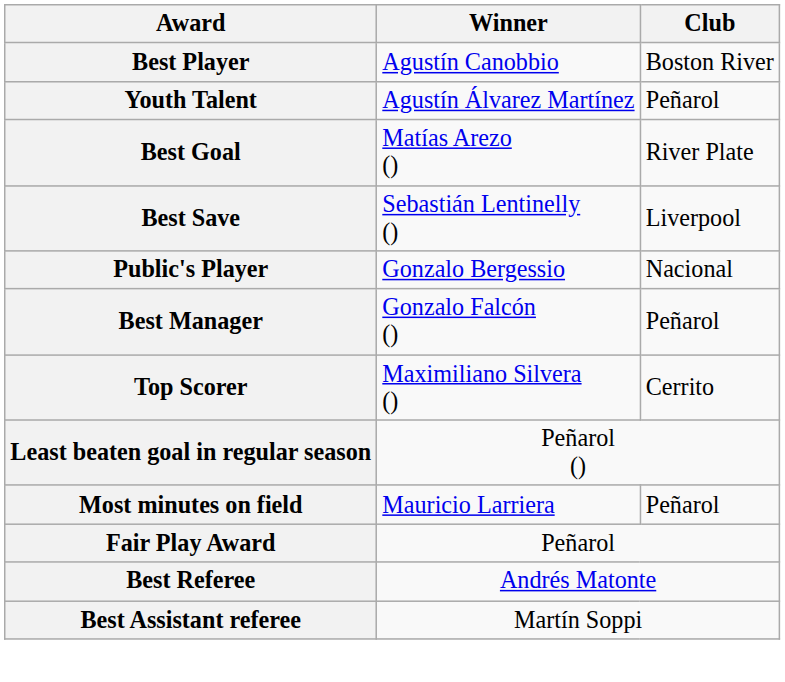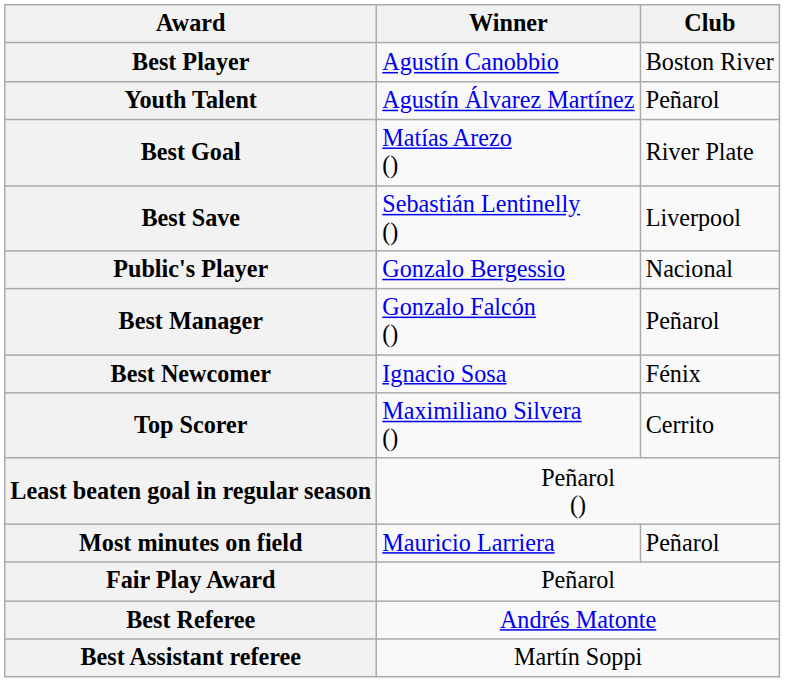+ row: (191, 373)
